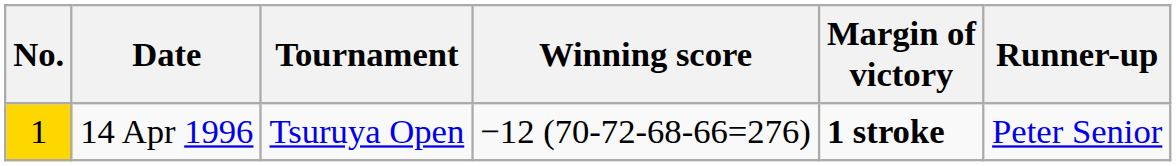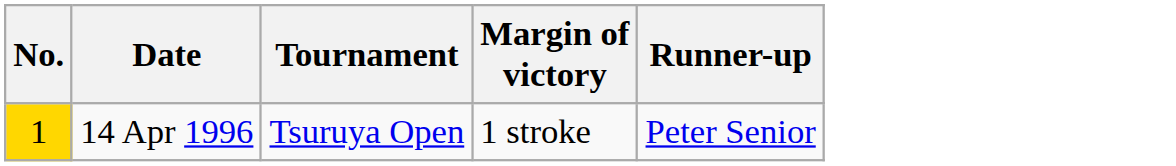- column: (646, 53)
(886, 131) bold -> (536, 131) normal
